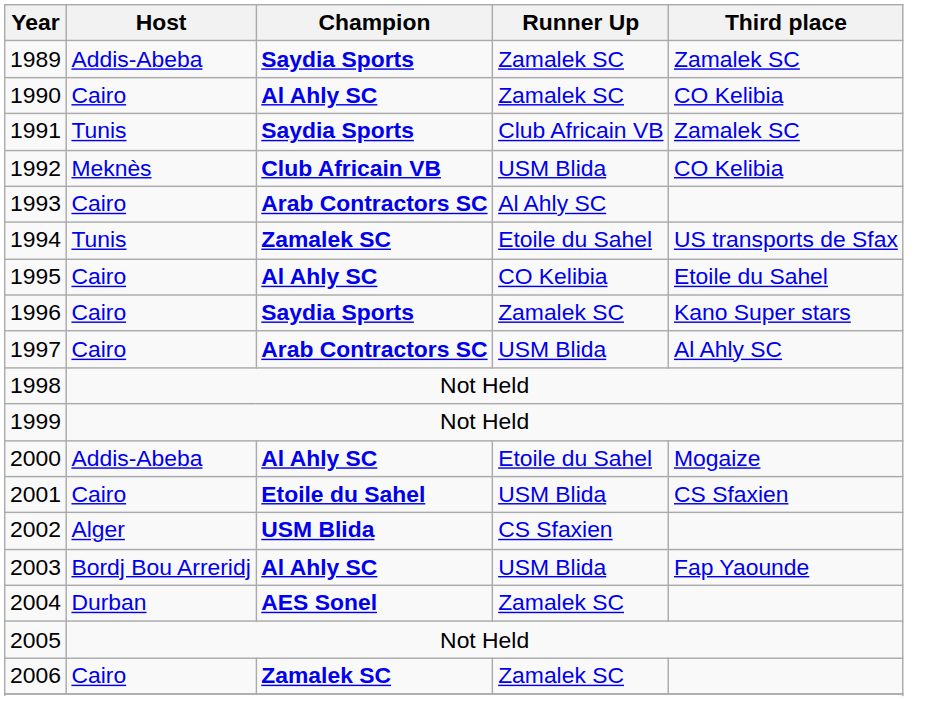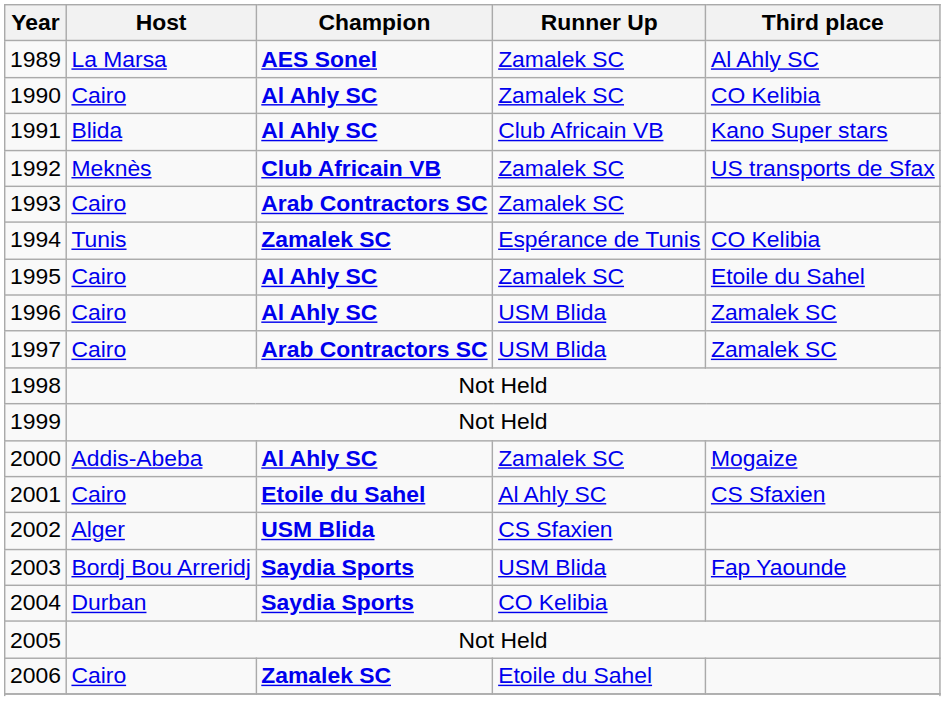(137, 58) Addis-Abeba -> (119, 58) La Marsa
(338, 58) Saydia Sports -> (319, 58) AES Sonel
(737, 58) Zamalek SC -> (765, 58) Al Ahly SC
(99, 131) Tunis -> (97, 131) Blida
(338, 131) Saydia Sports -> (319, 131) Al Ahly SC
(737, 131) Zamalek SC -> (799, 131) Kano Super stars
(552, 167) USM Blida -> (561, 167) Zamalek SC
(729, 167) CO Kelibia -> (823, 167) US transports de Sfax
(552, 204) Al Ahly SC -> (561, 204) Zamalek SC
(575, 240) Etoile du Sahel -> (599, 240) Espérance de Tunis
(786, 240) US transports de Sfax -> (766, 240) CO Kelibia
(553, 276) CO Kelibia -> (561, 276) Zamalek SC
(338, 312) Saydia Sports -> (319, 312) Al Ahly SC
(561, 312) Zamalek SC -> (552, 312) USM Blida
(762, 312) Kano Super stars -> (774, 312) Zamalek SC
(728, 349) Al Ahly SC -> (774, 349) Zamalek SC
(575, 458) Etoile du Sahel -> (561, 458) Zamalek SC
(552, 494) USM Blida -> (552, 494) Al Ahly SC
(319, 566) Al Ahly SC -> (338, 566) Saydia Sports
(319, 603) AES Sonel -> (338, 603) Saydia Sports
(561, 603) Zamalek SC -> (553, 603) CO Kelibia
(561, 675) Zamalek SC -> (575, 675) Etoile du Sahel
